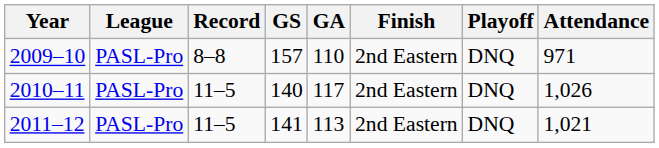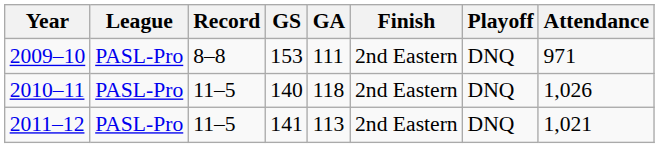(287, 55) 157 -> (287, 55) 153
(329, 55) 110 -> (328, 55) 111
(329, 90) 117 -> (329, 90) 118
